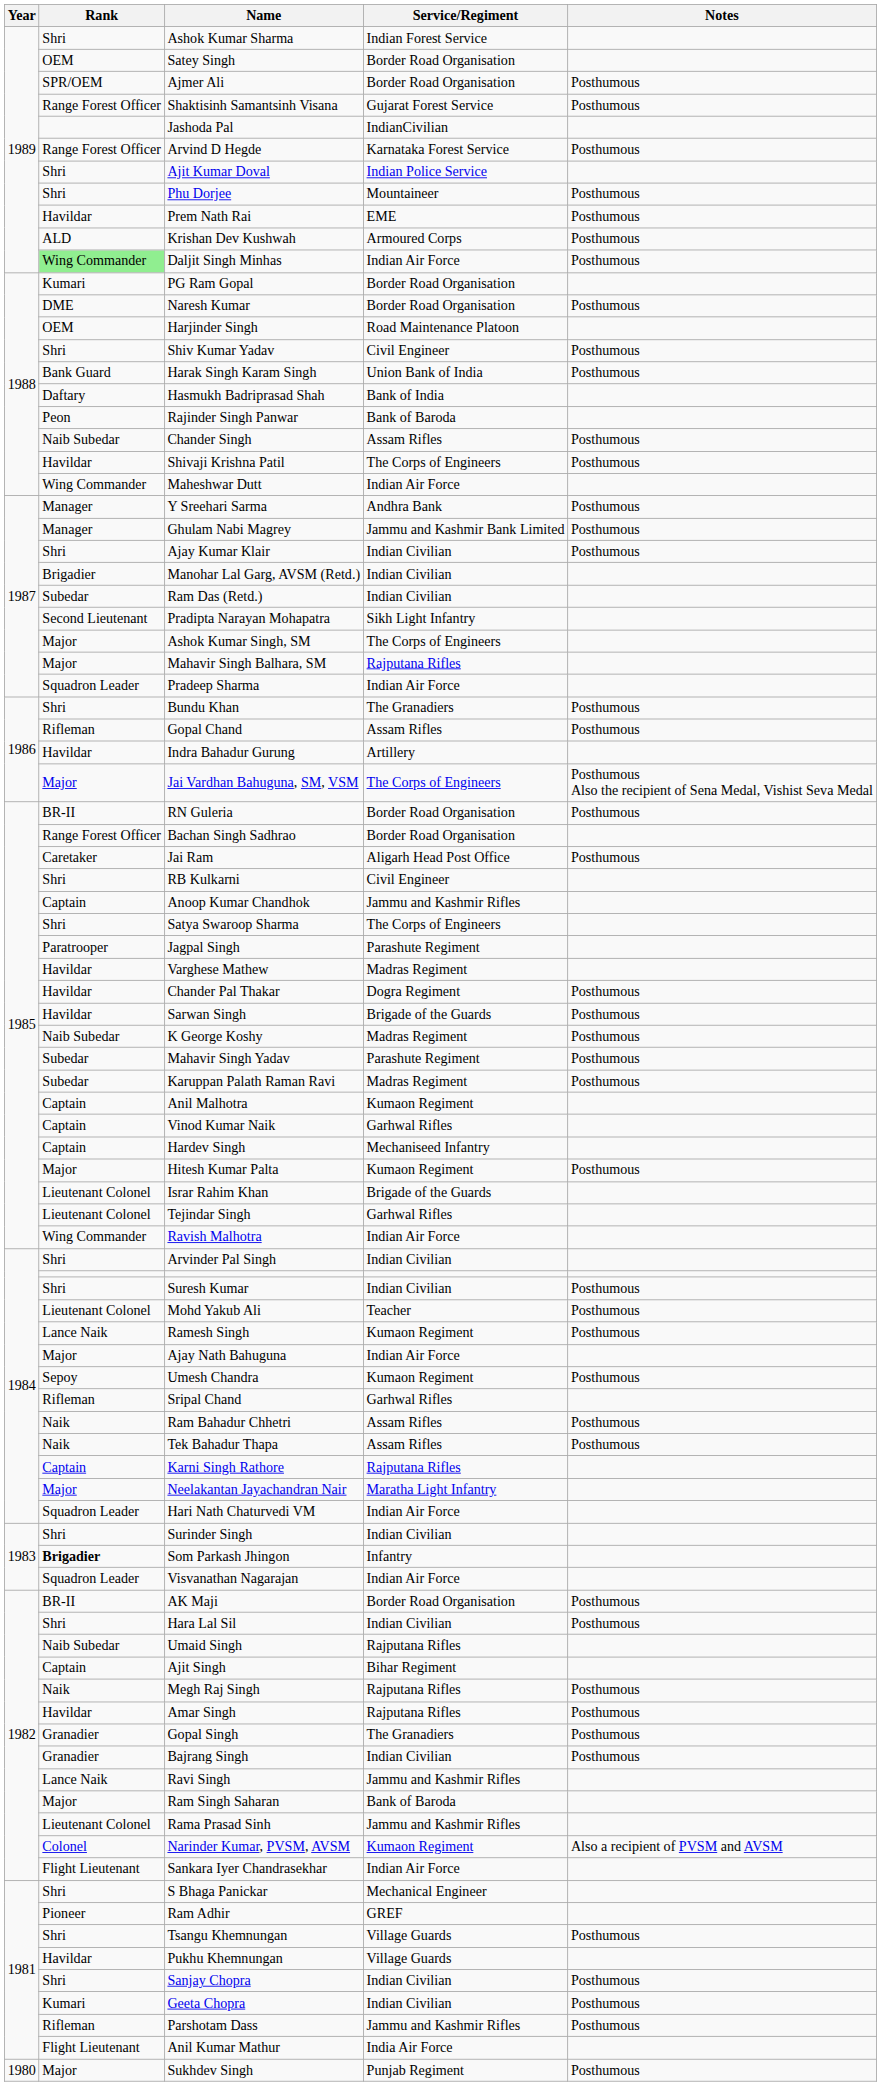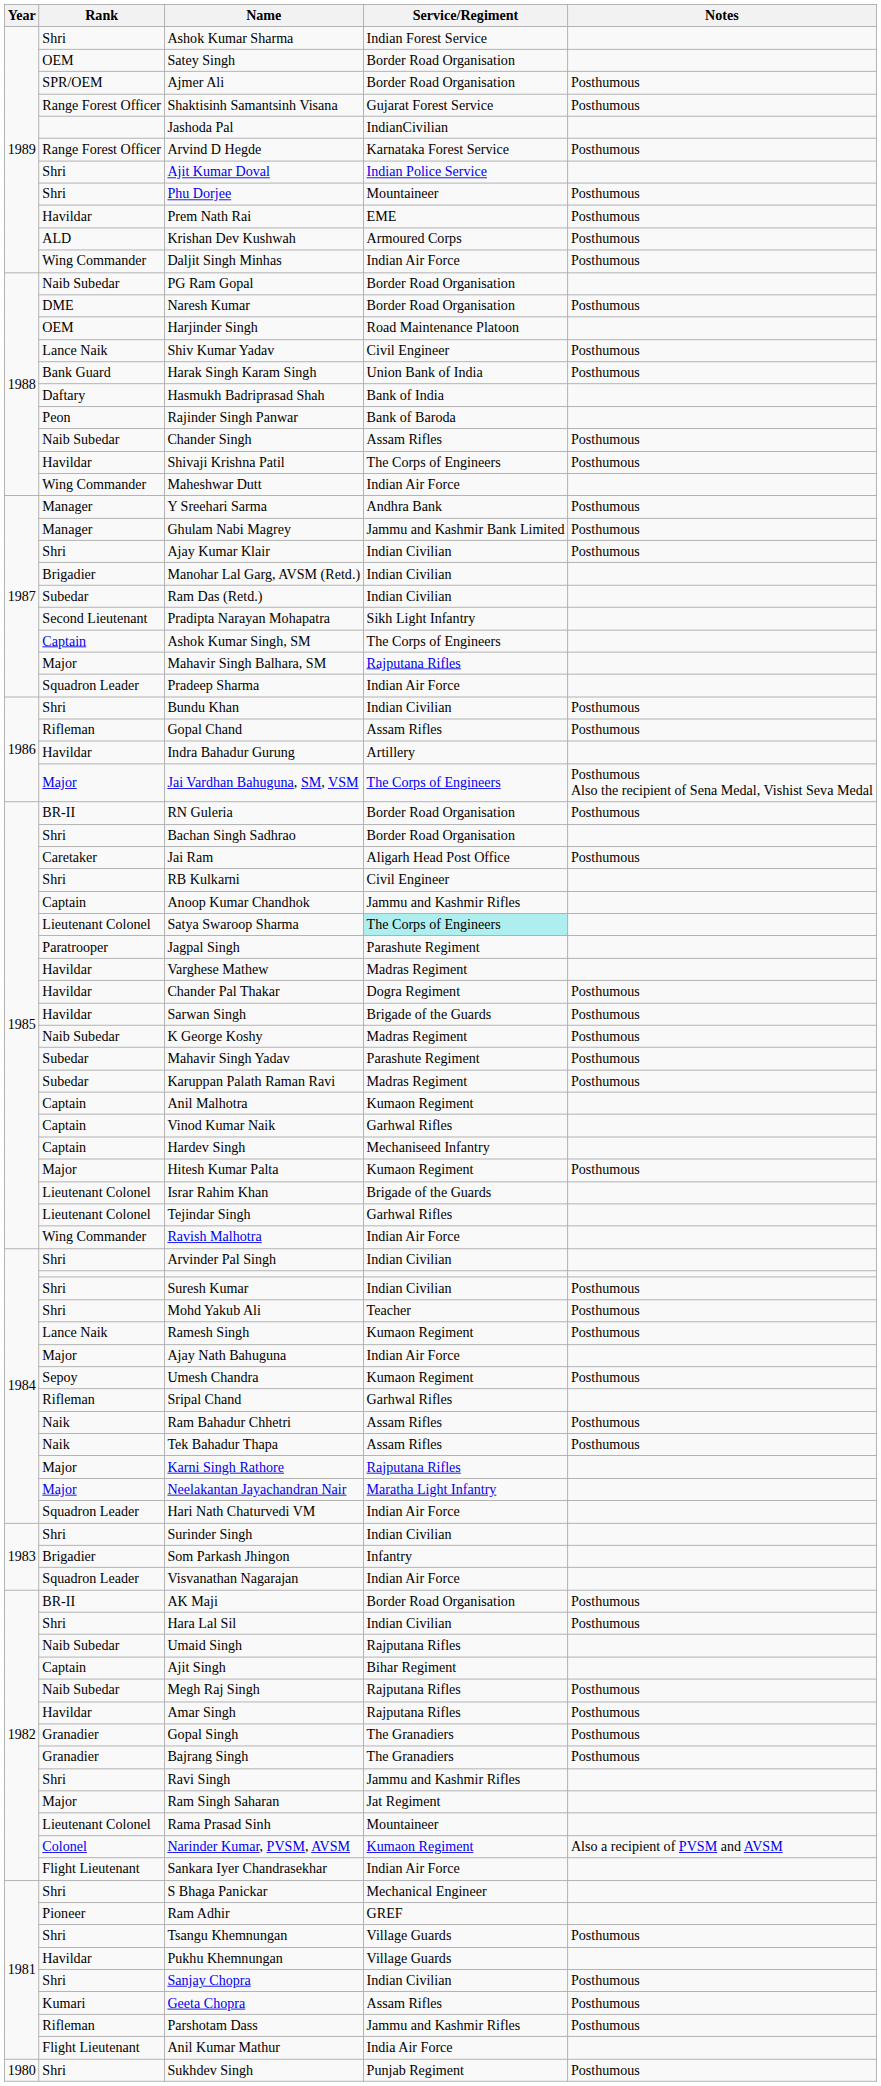(94, 261) lightgreen background -> (94, 261) no background
(64, 283) Kumari -> (81, 283) Naib Subedar
(54, 350) Shri -> (75, 350) Lance Naik
(60, 640) Major -> (64, 640) Captain
(410, 707) The Granadiers -> (409, 707) Indian Civilian
(102, 835) Range Forest Officer -> (54, 835) Shri
(54, 924) Shri -> (96, 924) Lieutenant Colonel
(434, 924) no background -> (434, 924) paleturquoise background
(96, 1310) Lieutenant Colonel -> (54, 1310) Shri
(64, 1467) Captain -> (60, 1467) Major
(71, 1556) bold -> (69, 1556) normal
(56, 1690) Naik -> (81, 1690) Naib Subedar
(409, 1757) Indian Civilian -> (410, 1757) The Granadiers
(75, 1779) Lance Naik -> (54, 1779) Shri
(411, 1802) Bank of Baroda -> (404, 1802) Jat Regiment
(443, 1824) Jammu and Kashmir Rifles -> (403, 1824) Mountaineer
(409, 2003) Indian Civilian -> (404, 2003) Assam Rifles
(60, 2070) Major -> (54, 2070) Shri
